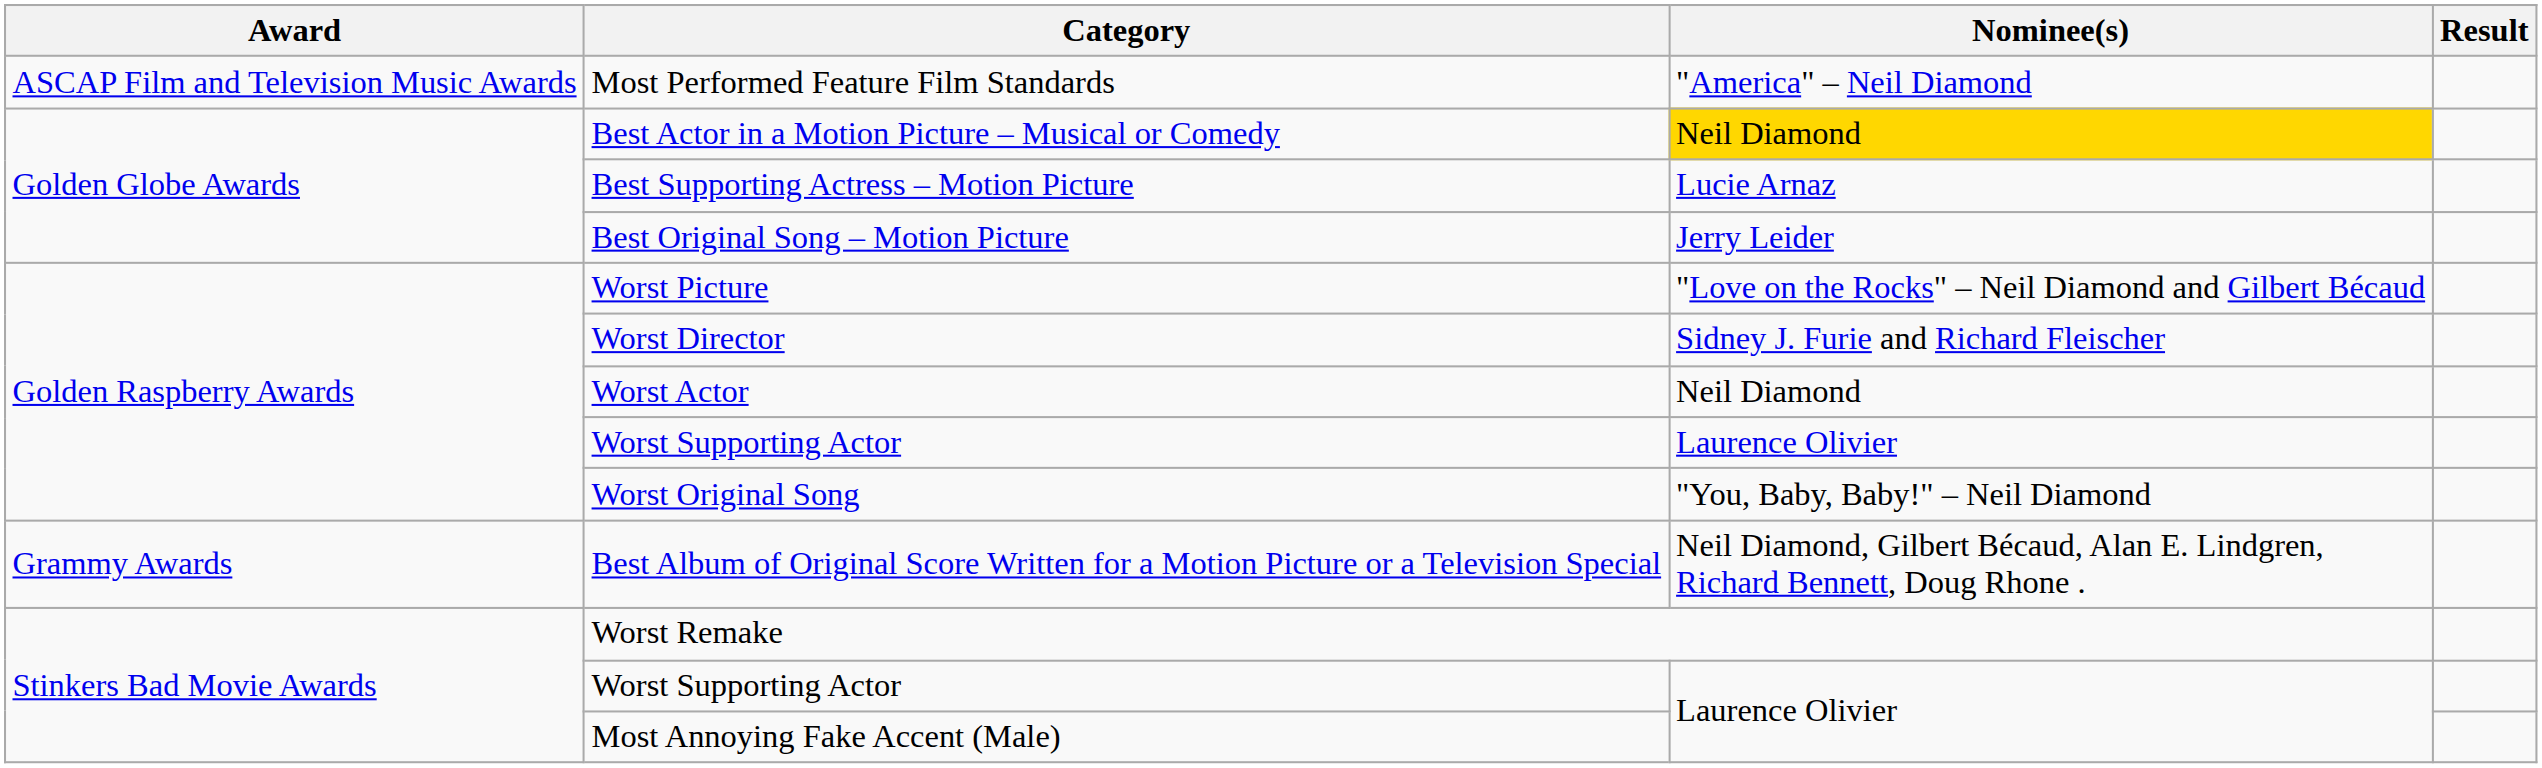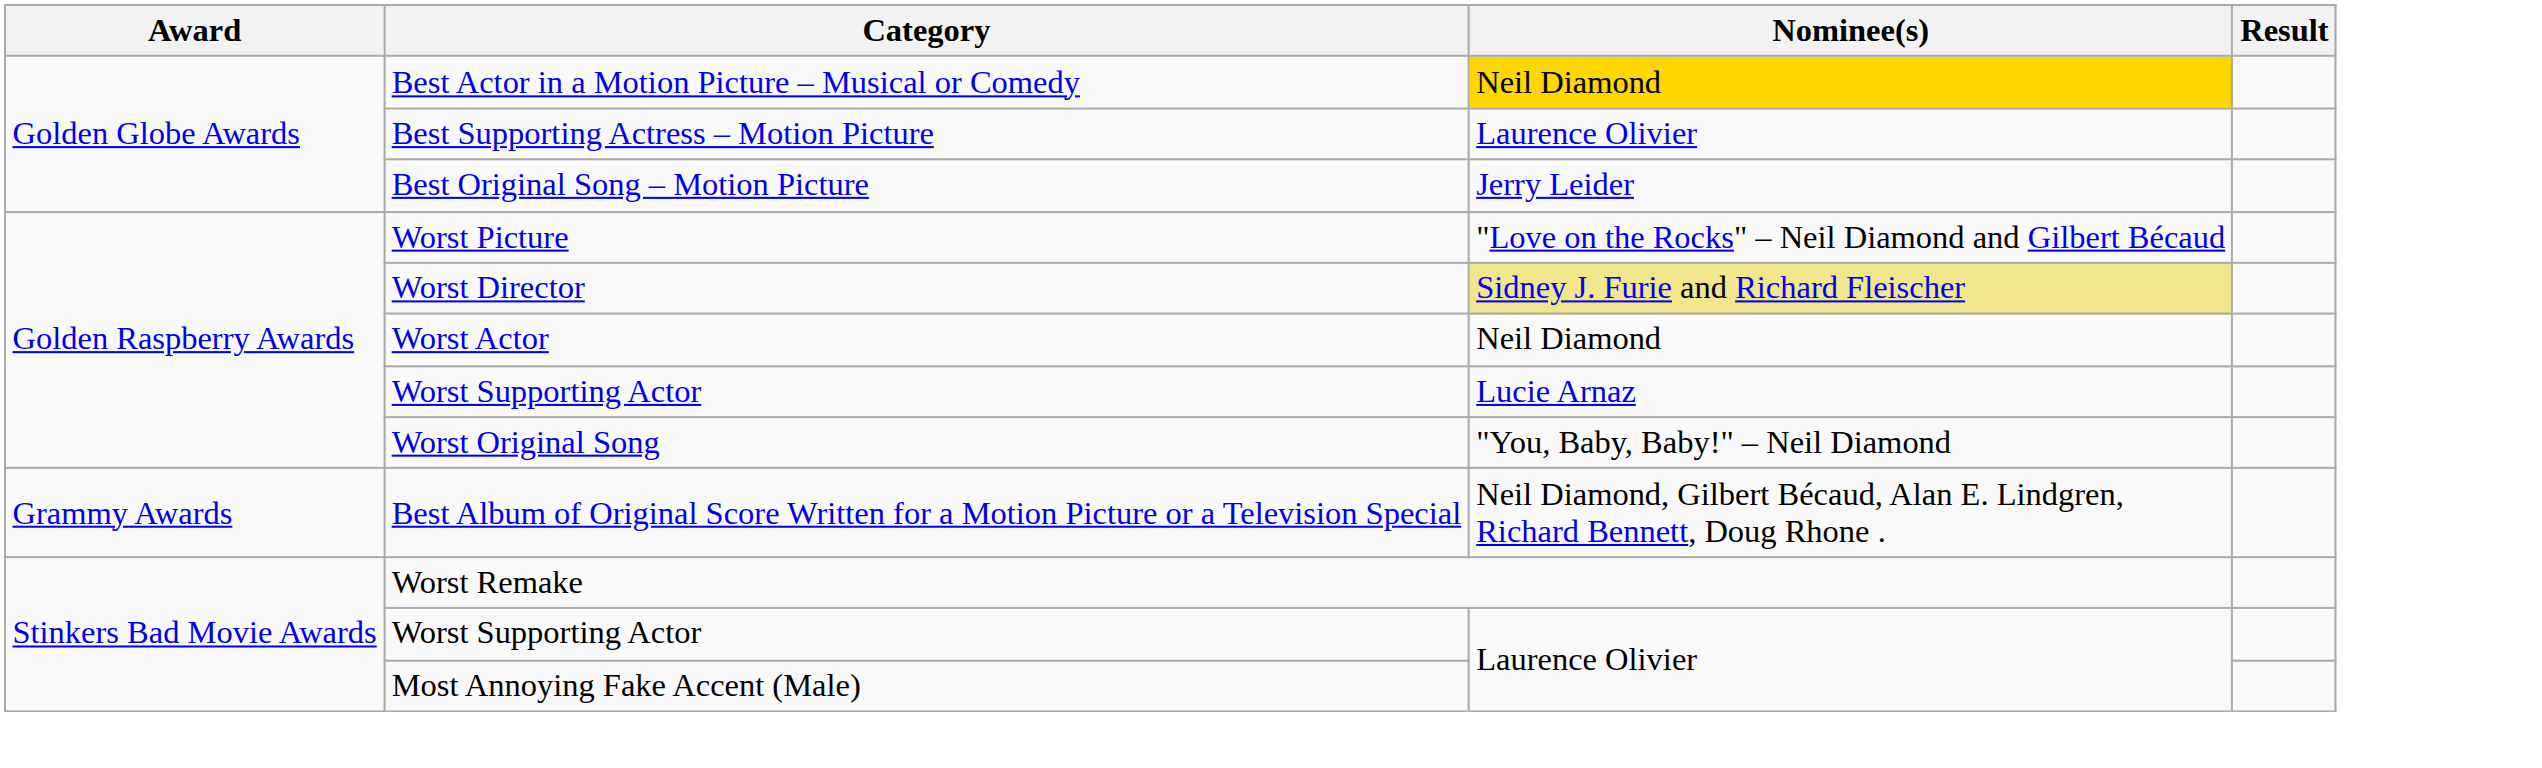- row: (295, 81)
(1756, 184) Lucie Arnaz -> (1587, 133) Laurence Olivier
(1921, 339) no background -> (1721, 287) khaki background
(1787, 442) Laurence Olivier -> (1556, 390) Lucie Arnaz
